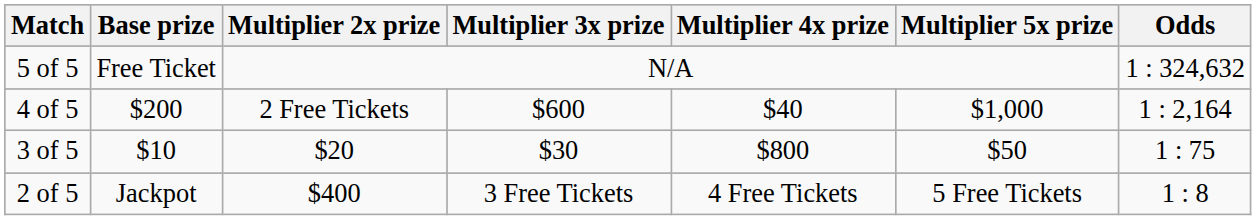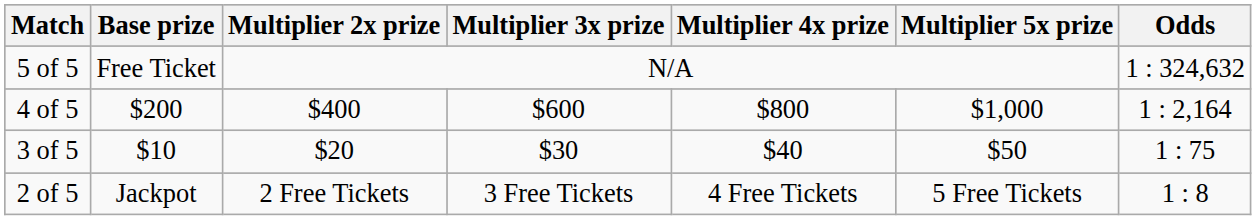(334, 109) 2 Free Tickets -> (334, 109) $400
(783, 109) $40 -> (783, 109) $800
(783, 151) $800 -> (783, 151) $40
(334, 192) $400 -> (334, 192) 2 Free Tickets
